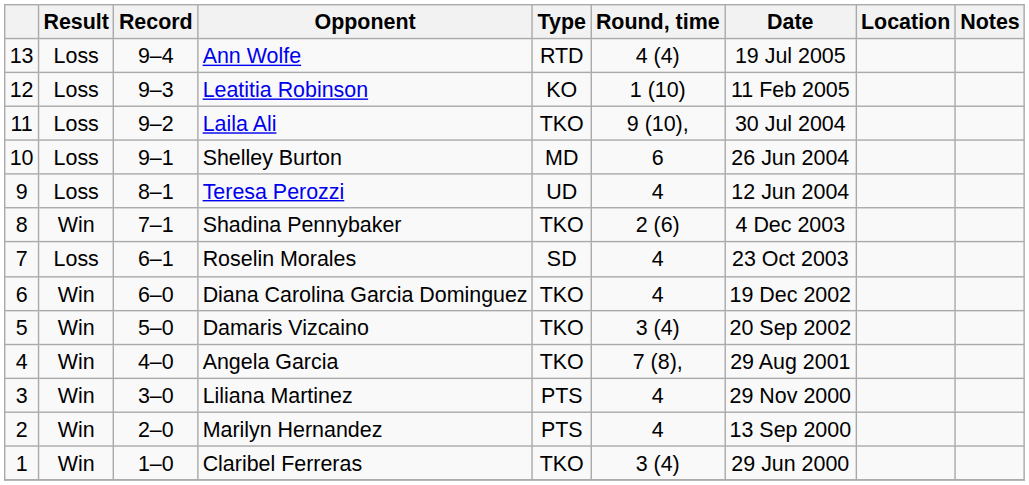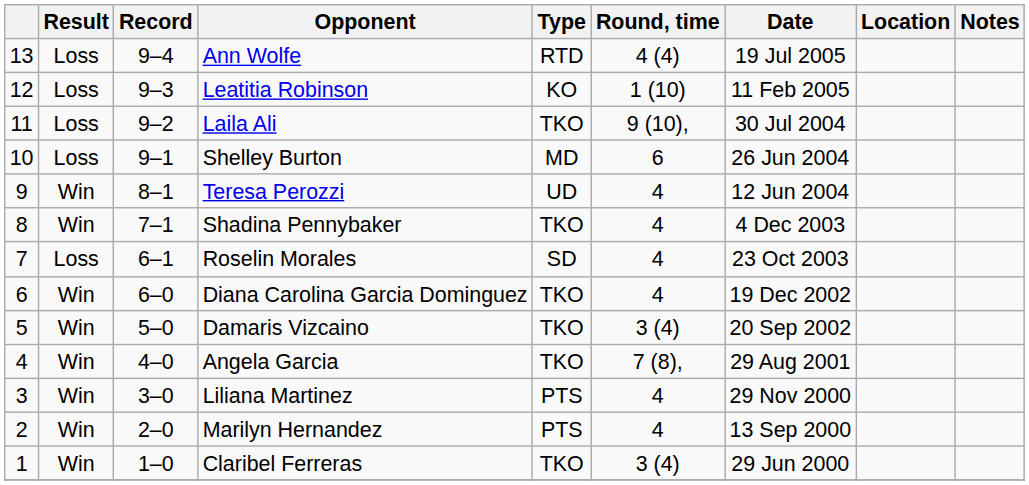(76, 191) Loss -> (76, 191) Win
(658, 225) 2 (6) -> (658, 225) 4
